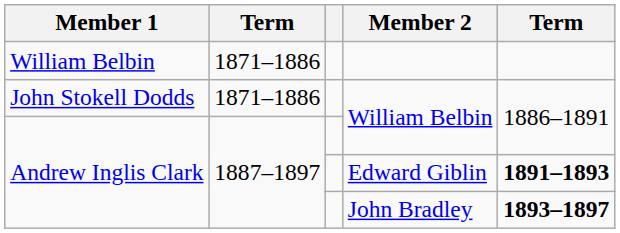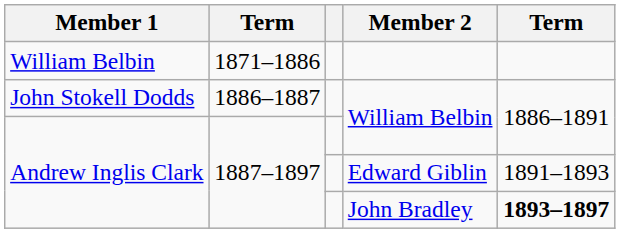(267, 97) 1871–1886 -> (267, 97) 1886–1887
(556, 172) bold -> (556, 172) normal
